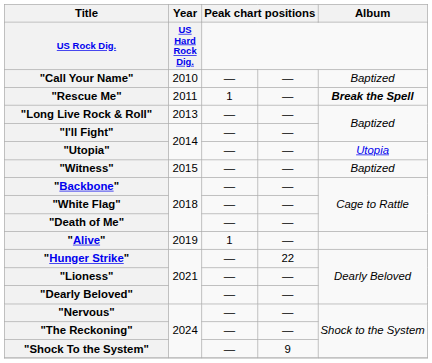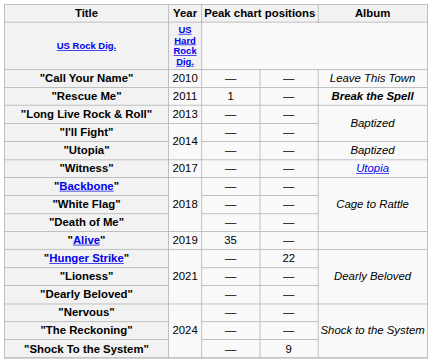(373, 78) Baptized -> (373, 78) Leave This Town
(373, 150) Utopia -> (373, 150) Baptized
(185, 168) 2015 -> (185, 168) 2017
(373, 168) Baptized -> (373, 168) Utopia
(230, 240) 1 -> (231, 240) 35
